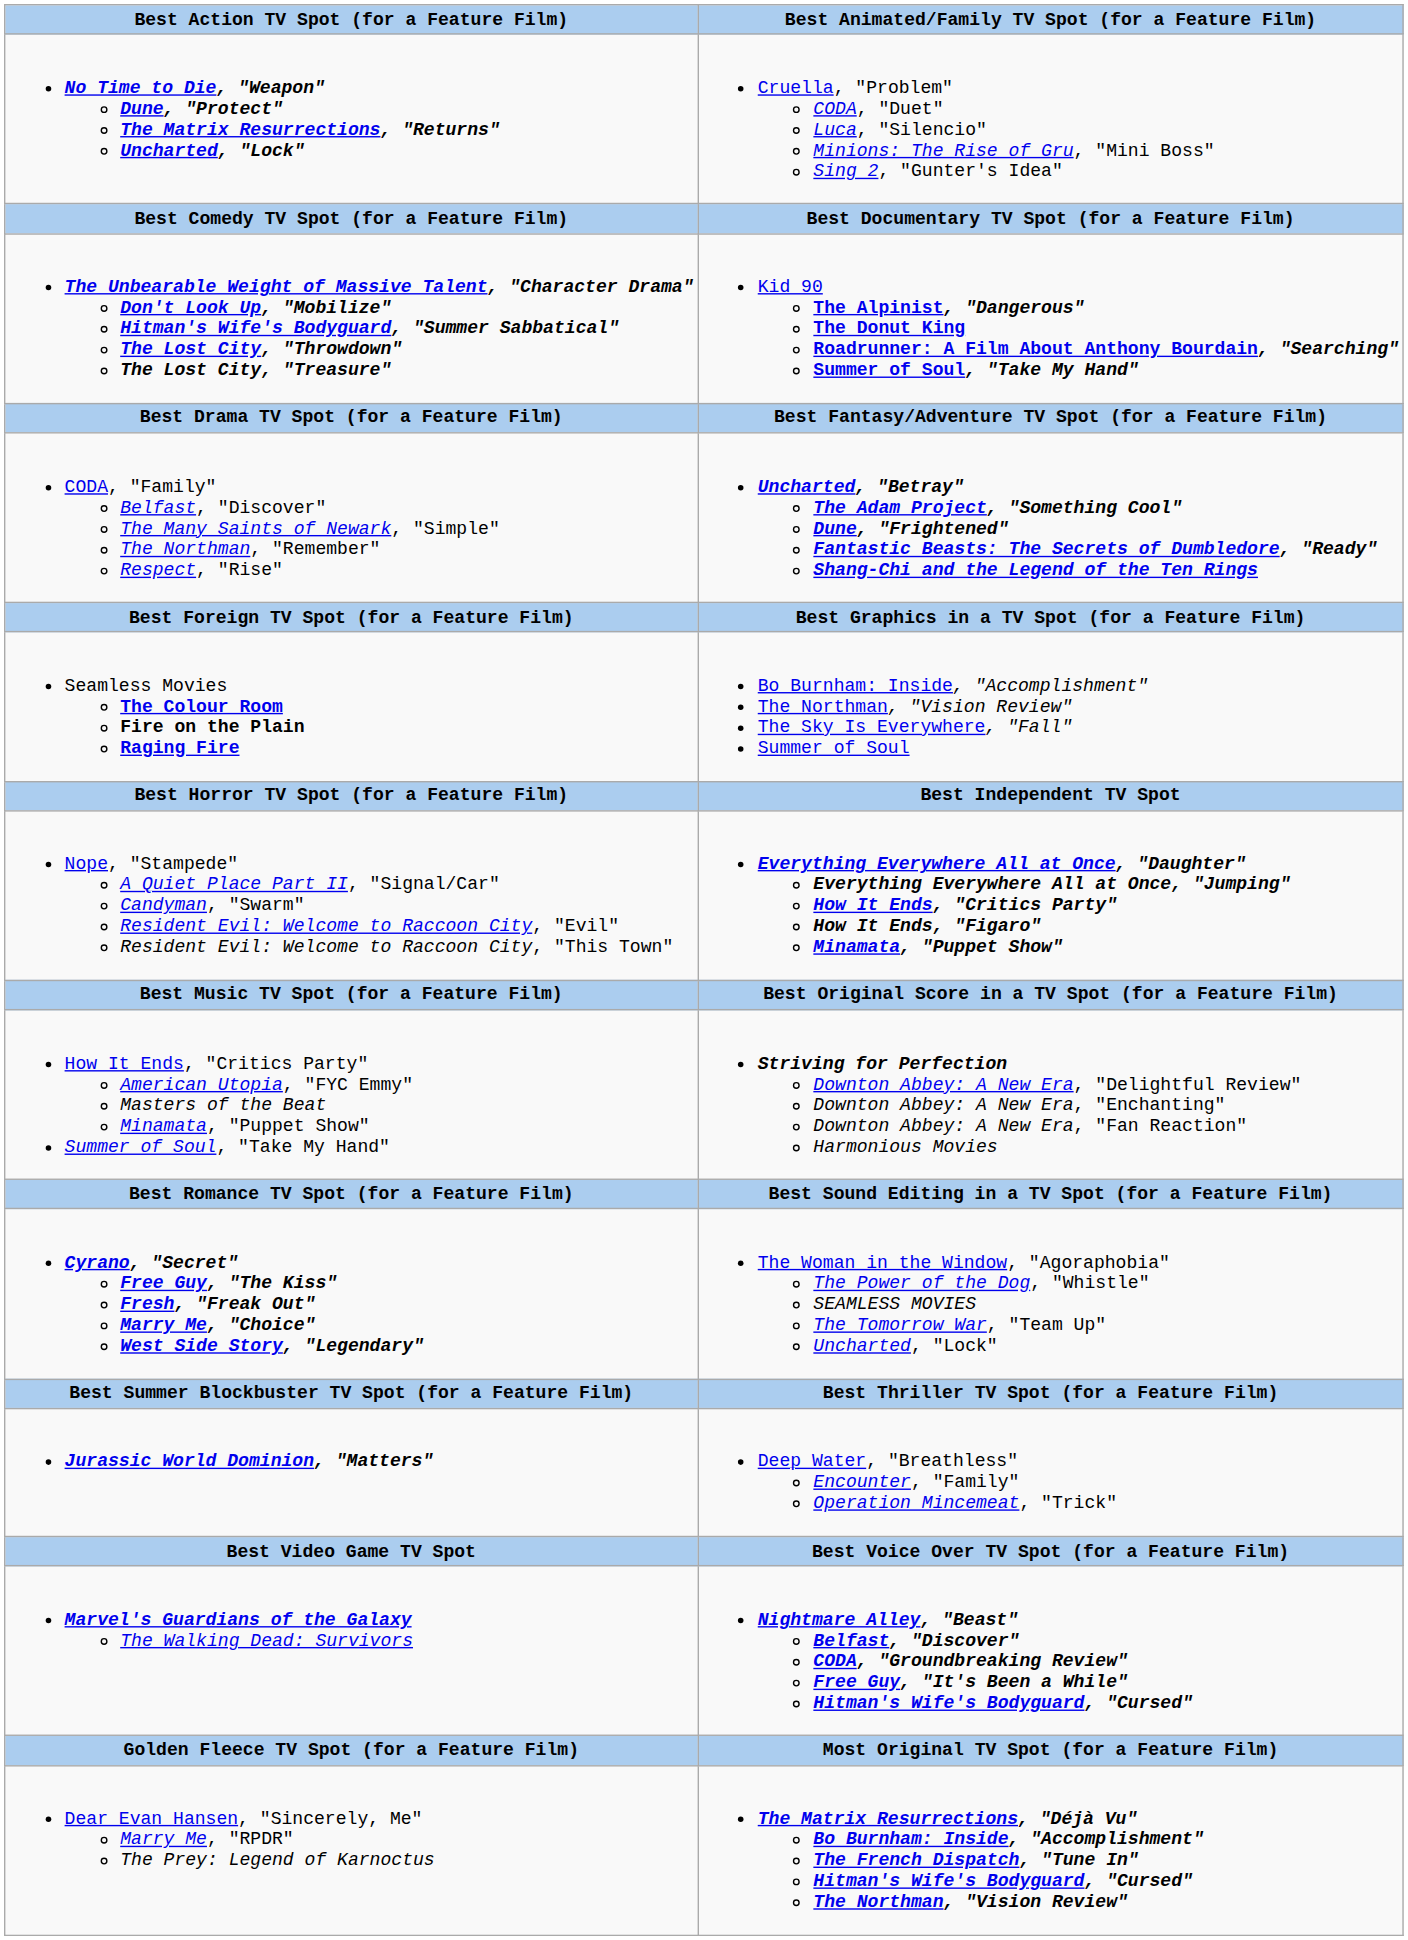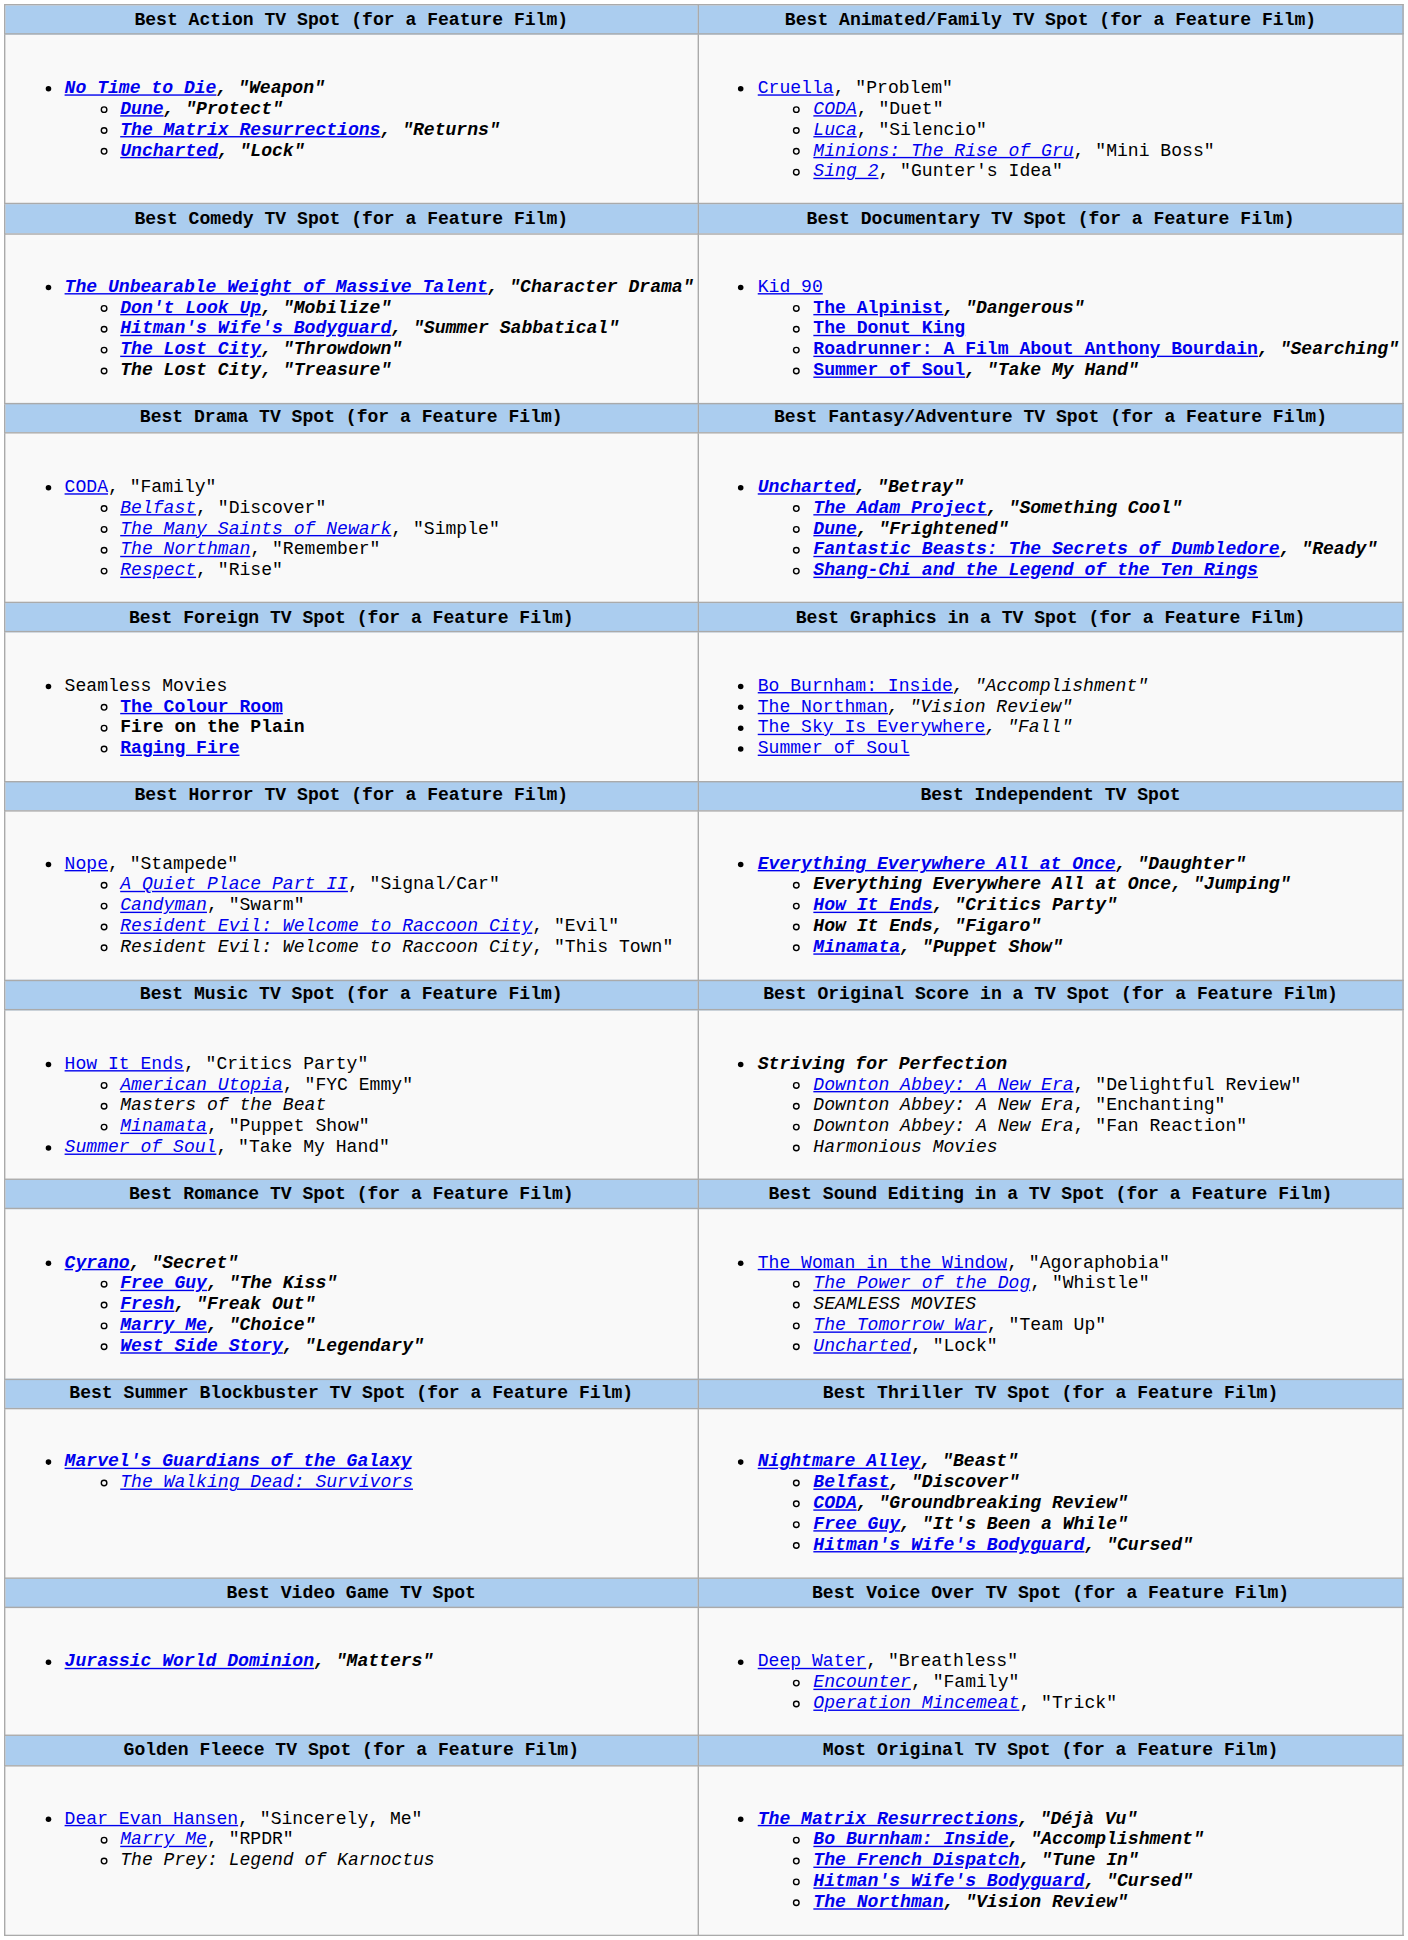rows swapped: (351, 1462) <-> (351, 1630)
